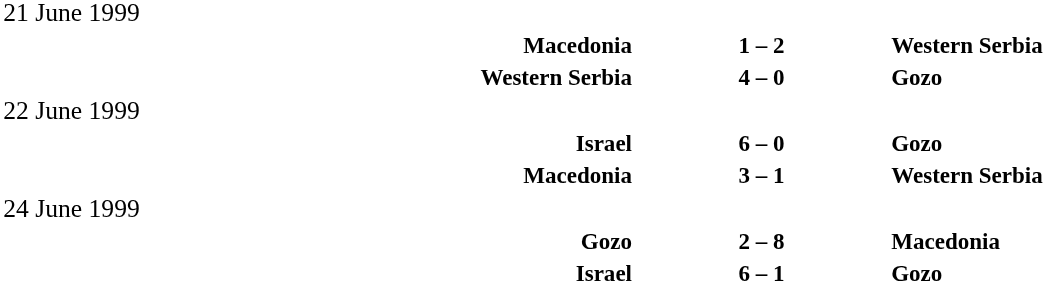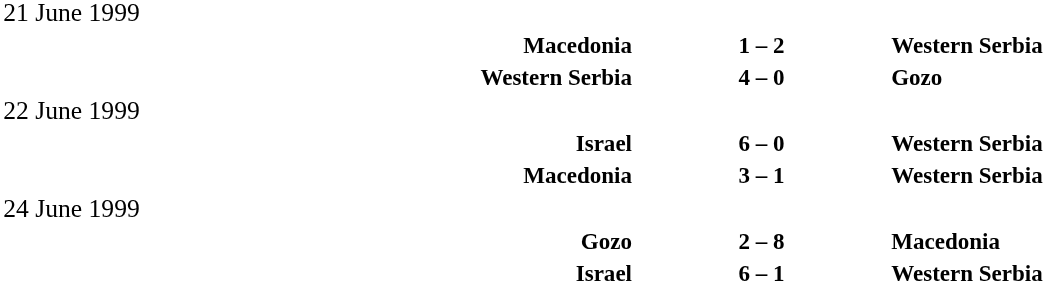(917, 143) Gozo -> (967, 143) Western Serbia
(917, 273) Gozo -> (967, 273) Western Serbia
